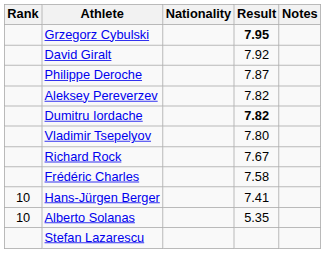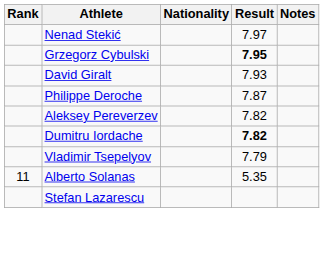+ row: (83, 34)
(257, 55) 7.92 -> (254, 75) 7.93
(257, 136) 7.80 -> (254, 156) 7.79
- row: (83, 156)
- row: (92, 177)
- row: (102, 197)
(23, 217) 10 -> (23, 177) 11
